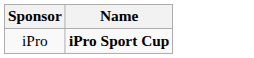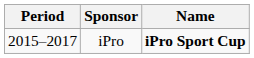+ column: (43, 16)
